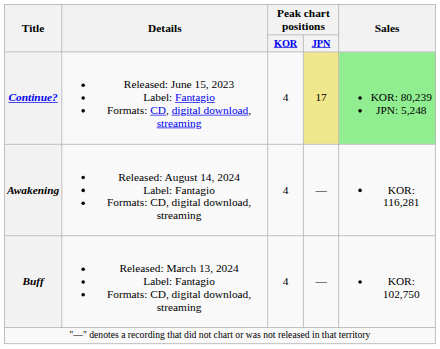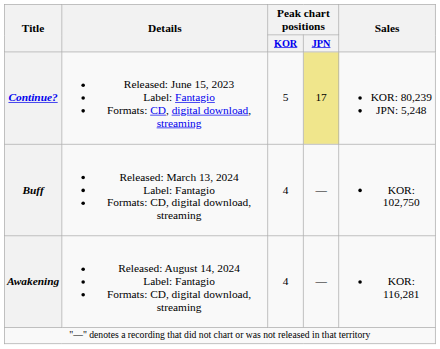(286, 98) 4 -> (286, 98) 5
(387, 104) lightgreen background -> (387, 104) no background
rows swapped: (33, 281) <-> (33, 189)
